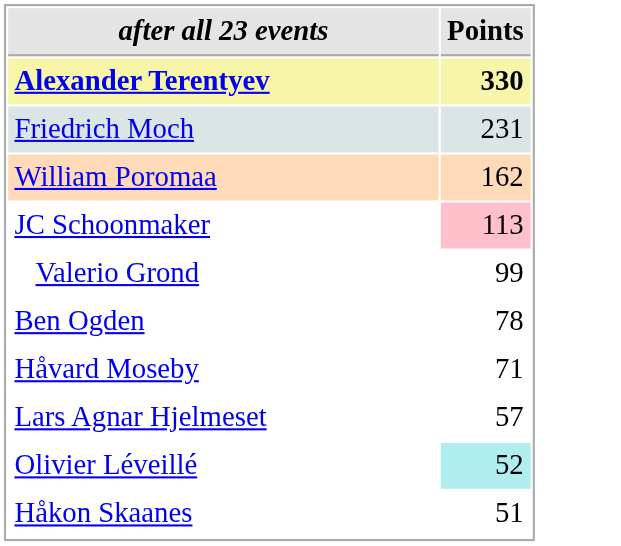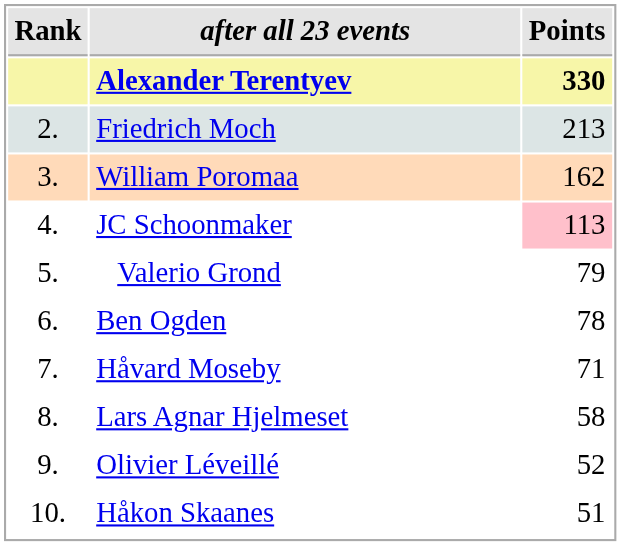+ column: (48, 30)
(502, 128) 231 -> (584, 128) 213
(509, 273) 99 -> (591, 273) 79
(509, 417) 57 -> (591, 417) 58
(509, 465) paleturquoise background -> (591, 465) no background
